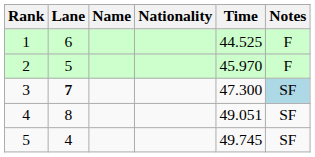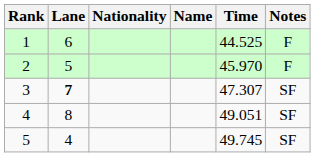columns swapped: (112, 16) <-> (175, 16)
(241, 90) 47.300 -> (241, 90) 47.307
(288, 90) lightblue background -> (288, 90) no background
